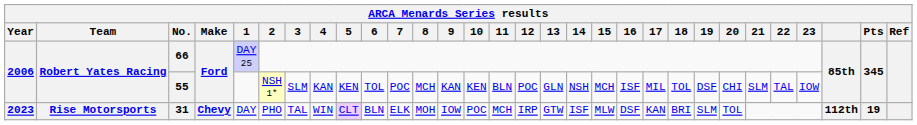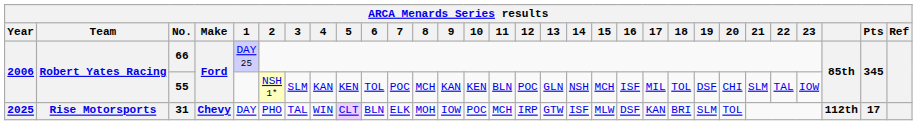(21, 111) 2023 -> (21, 111) 2025
(874, 111) 19 -> (874, 111) 17
